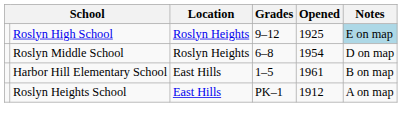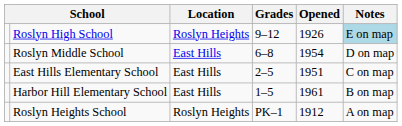(311, 33) 1925 -> (311, 33) 1926
(211, 53) Roslyn Heights -> (197, 53) East Hills
+ row: (86, 72)
(197, 92) East Hills -> (211, 111) Roslyn Heights
